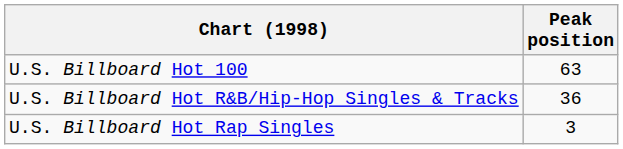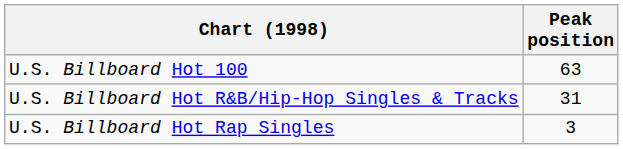(571, 99) 36 -> (571, 99) 31
